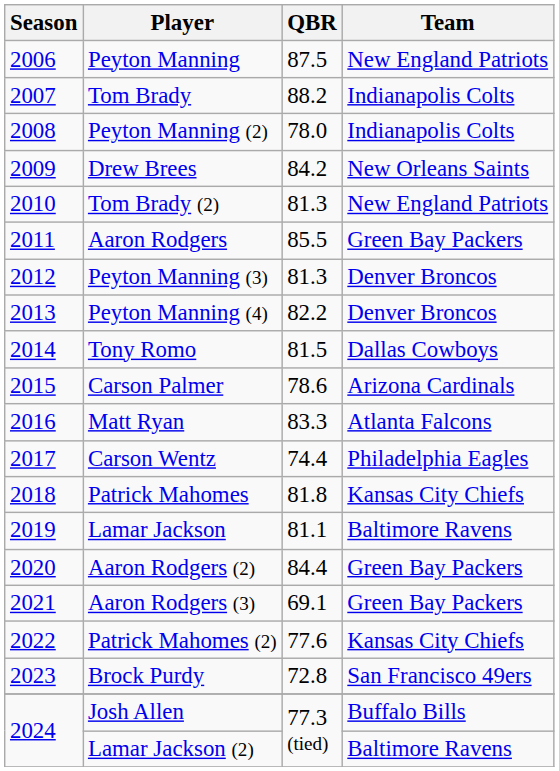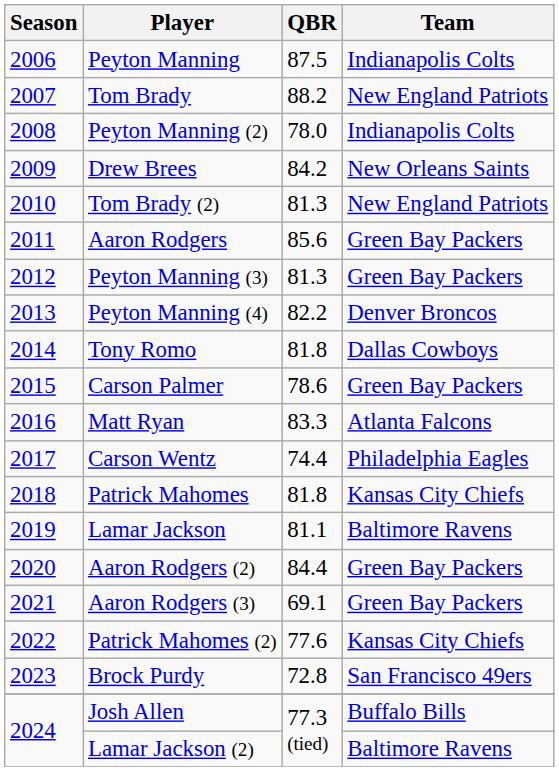(448, 58) New England Patriots -> (431, 58) Indianapolis Colts
(431, 95) Indianapolis Colts -> (448, 95) New England Patriots
(307, 240) 85.5 -> (307, 240) 85.6
(422, 276) Denver Broncos -> (435, 276) Green Bay Packers
(307, 349) 81.5 -> (307, 349) 81.8
(431, 385) Arizona Cardinals -> (435, 385) Green Bay Packers
